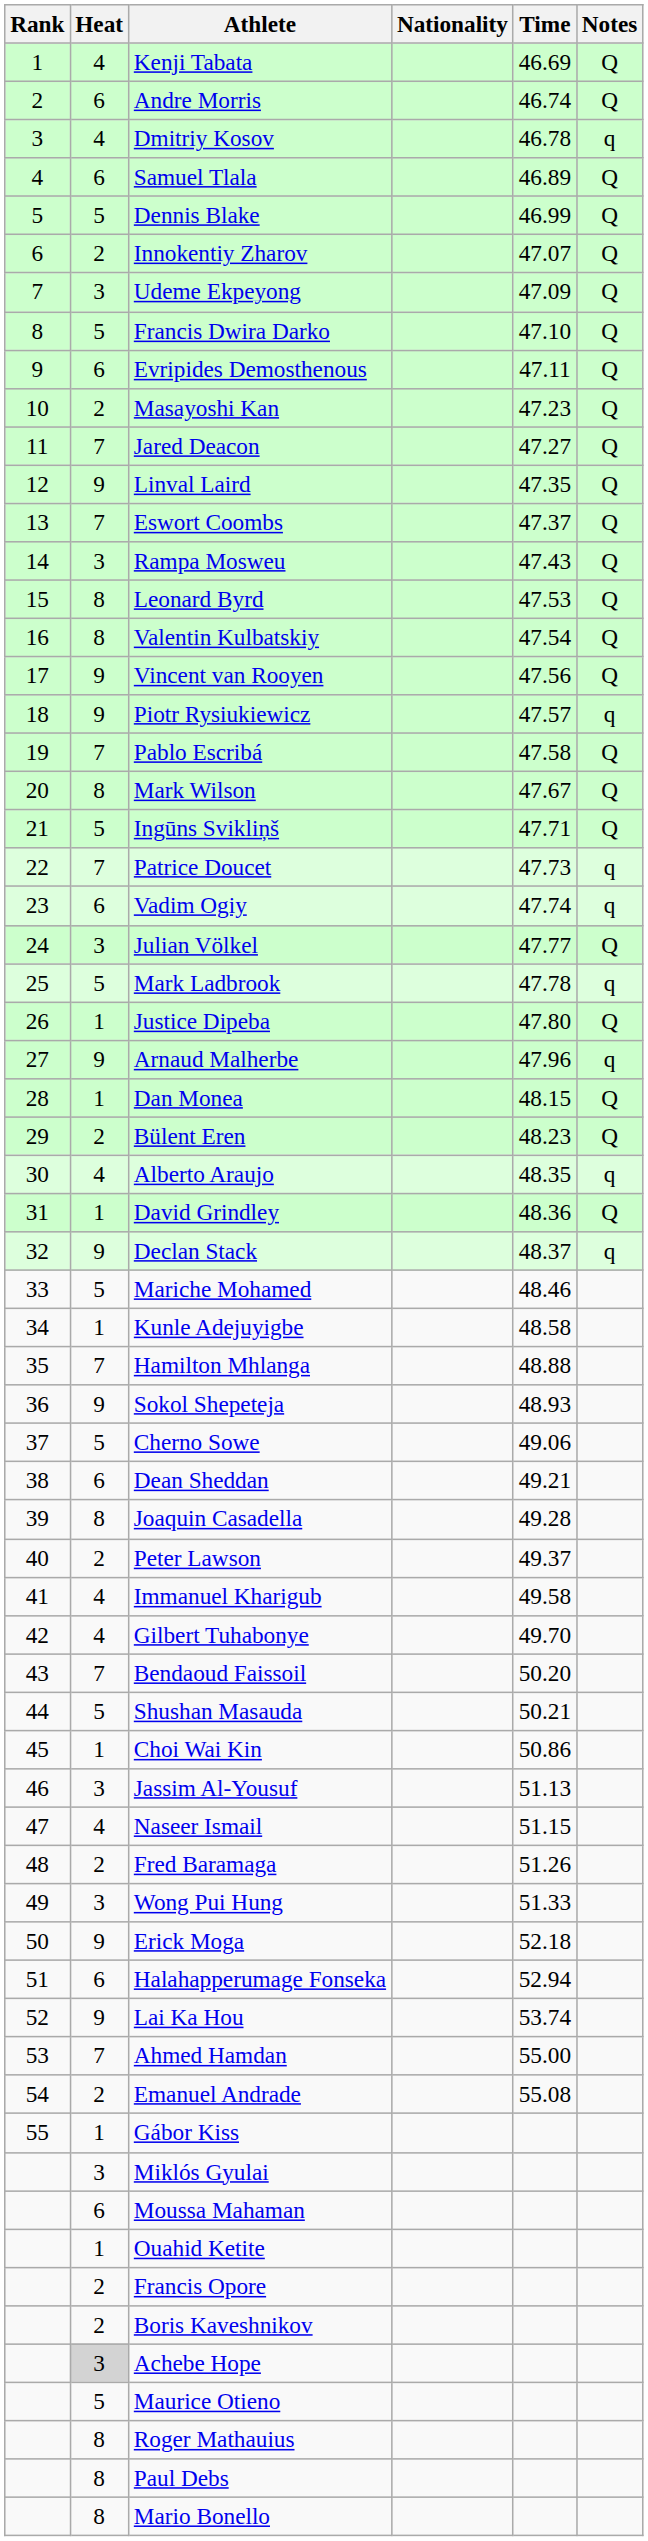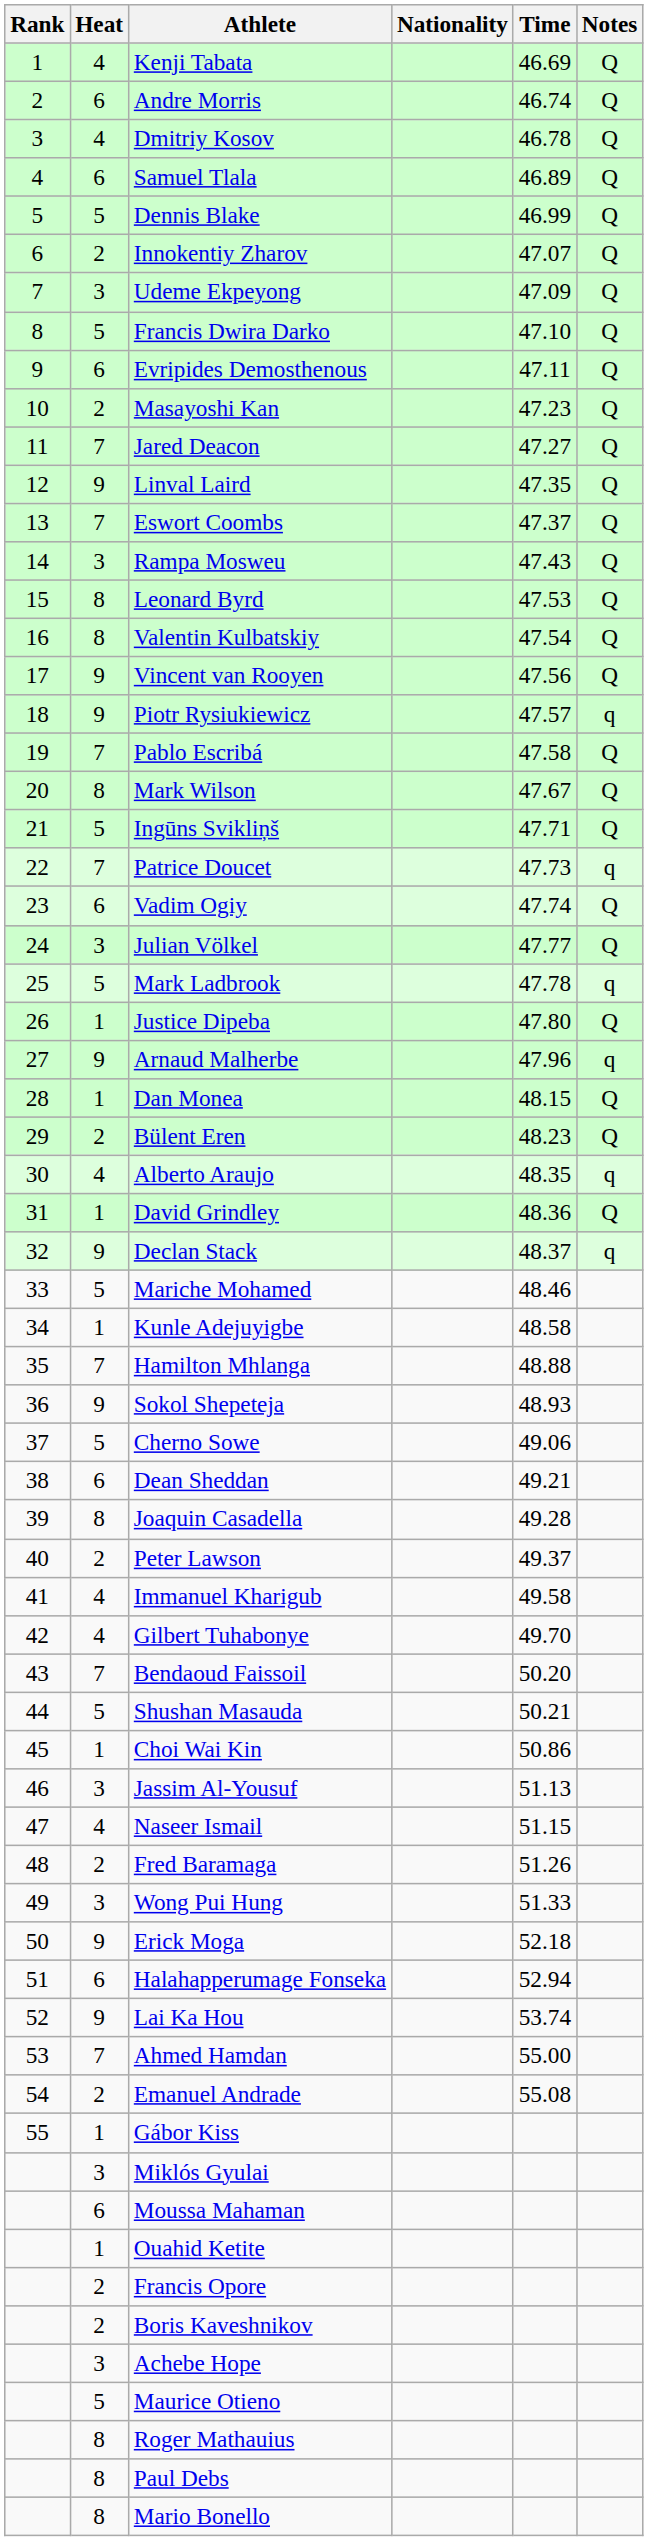(610, 138) q -> (610, 138) Q
(610, 905) q -> (610, 905) Q
(99, 2362) lightgrey background -> (99, 2362) no background
